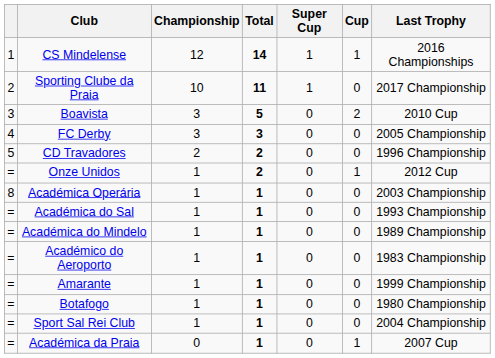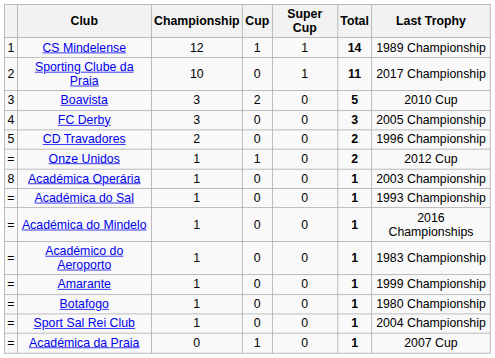columns swapped: (357, 21) <-> (260, 21)
(431, 54) 2016 Championships -> (431, 47) 1989 Championship
(431, 231) 1989 Championship -> (431, 224) 2016 Championships
